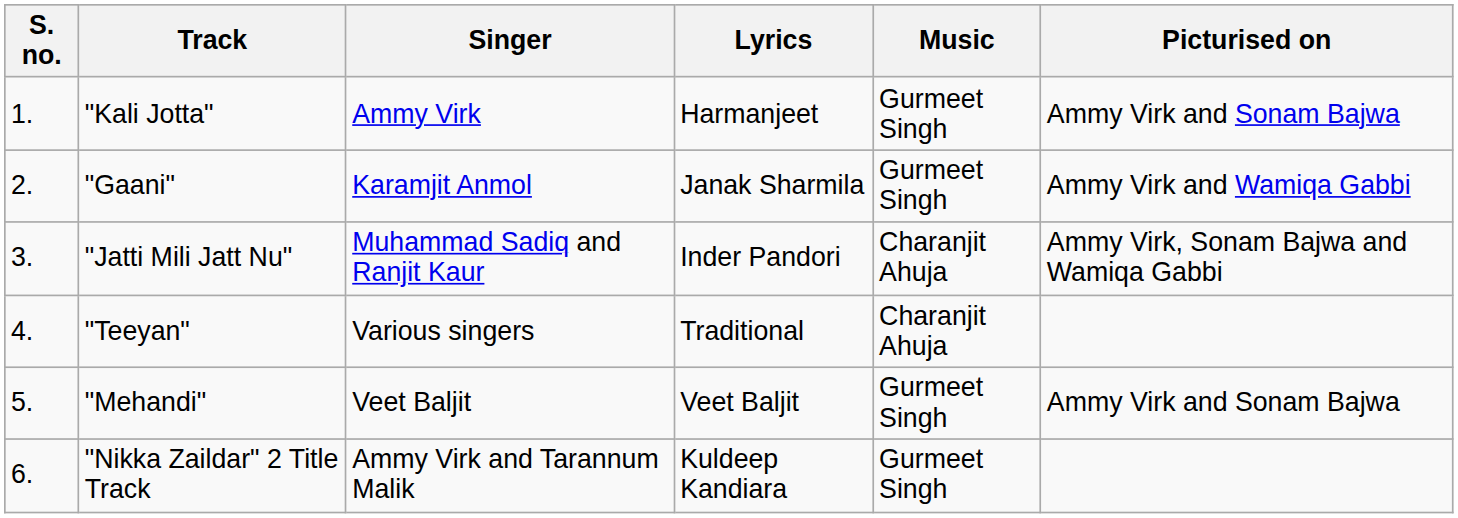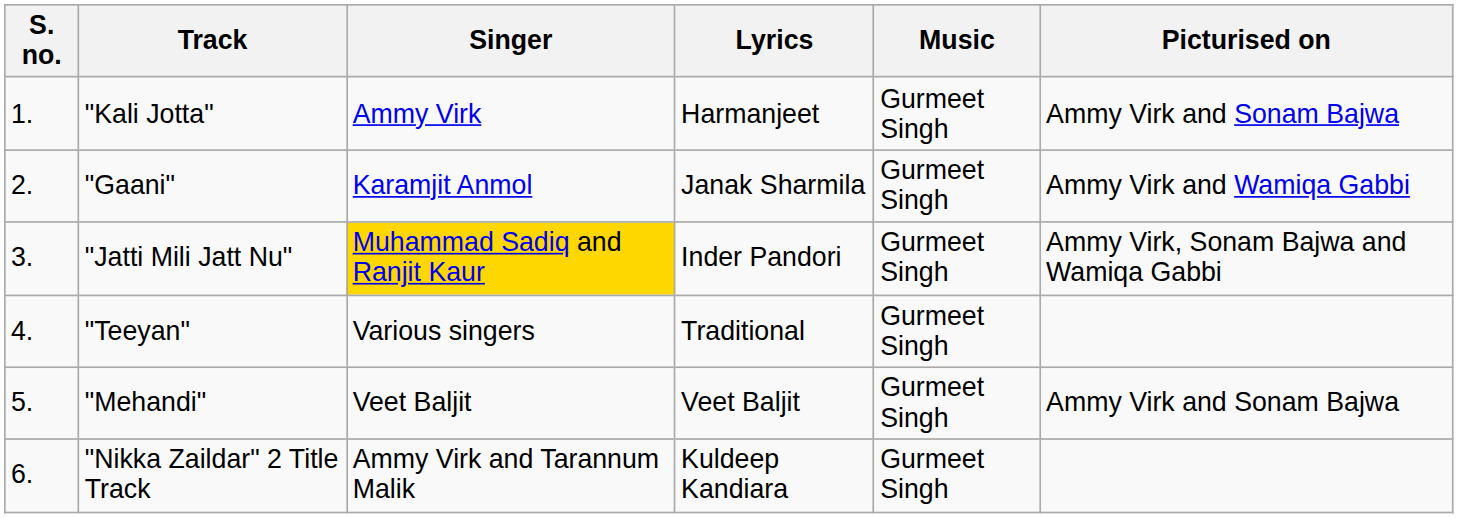(487, 258) no background -> (487, 258) gold background
(933, 258) Charanjit Ahuja -> (932, 258) Gurmeet Singh
(933, 330) Charanjit Ahuja -> (932, 330) Gurmeet Singh
